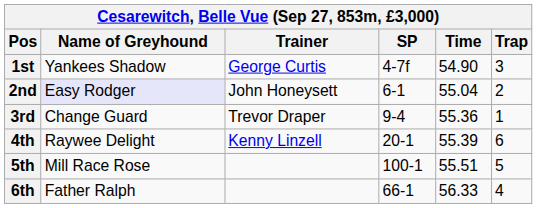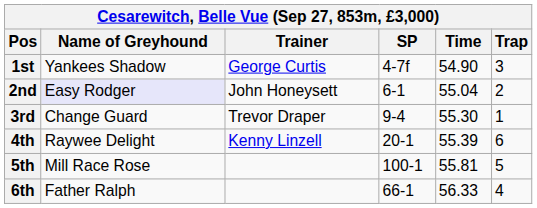(458, 116) 55.36 -> (458, 116) 55.30
(458, 166) 55.51 -> (458, 166) 55.81
